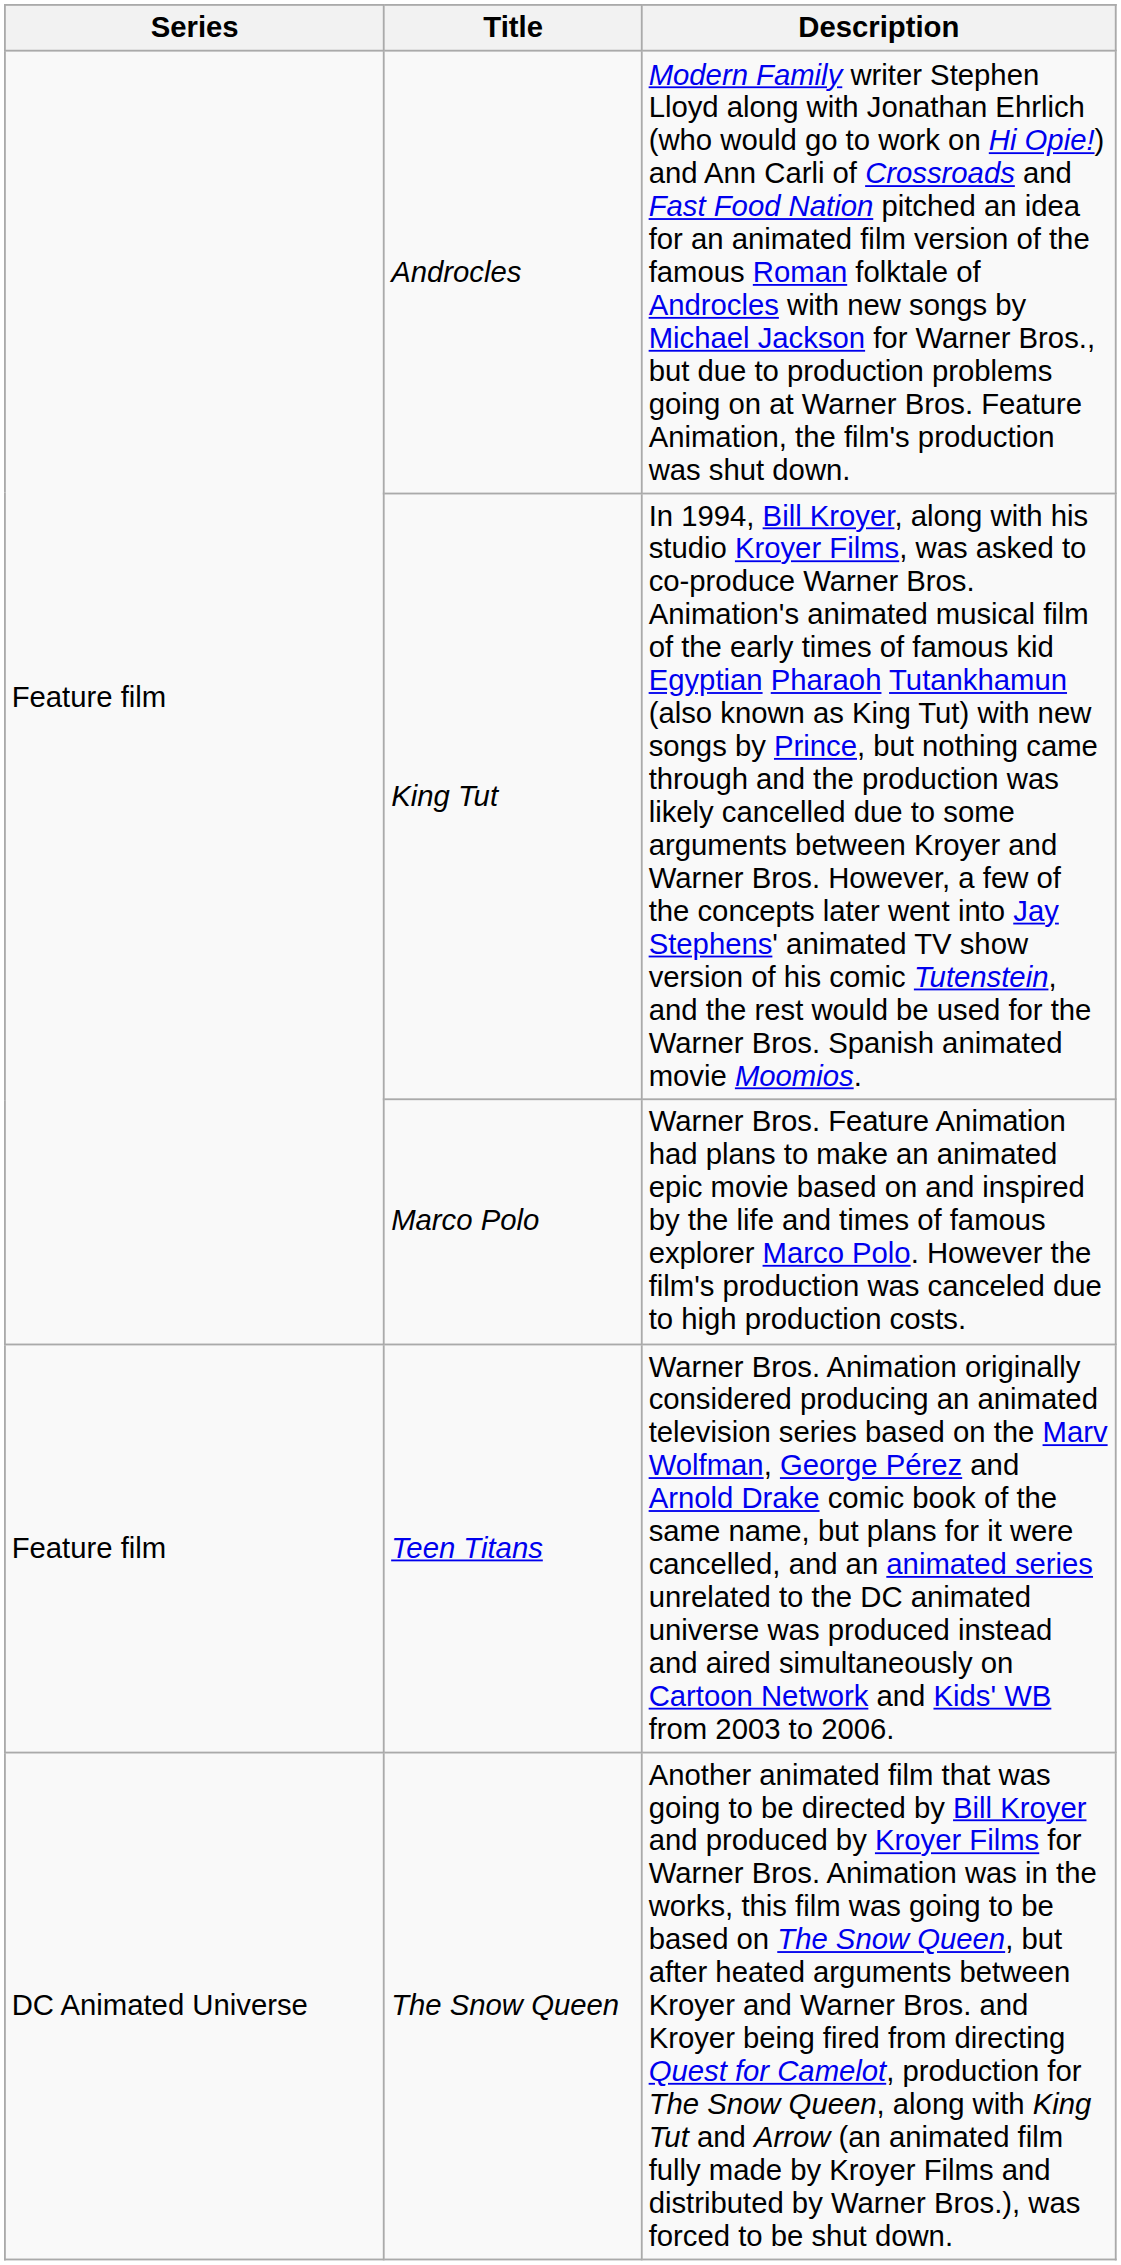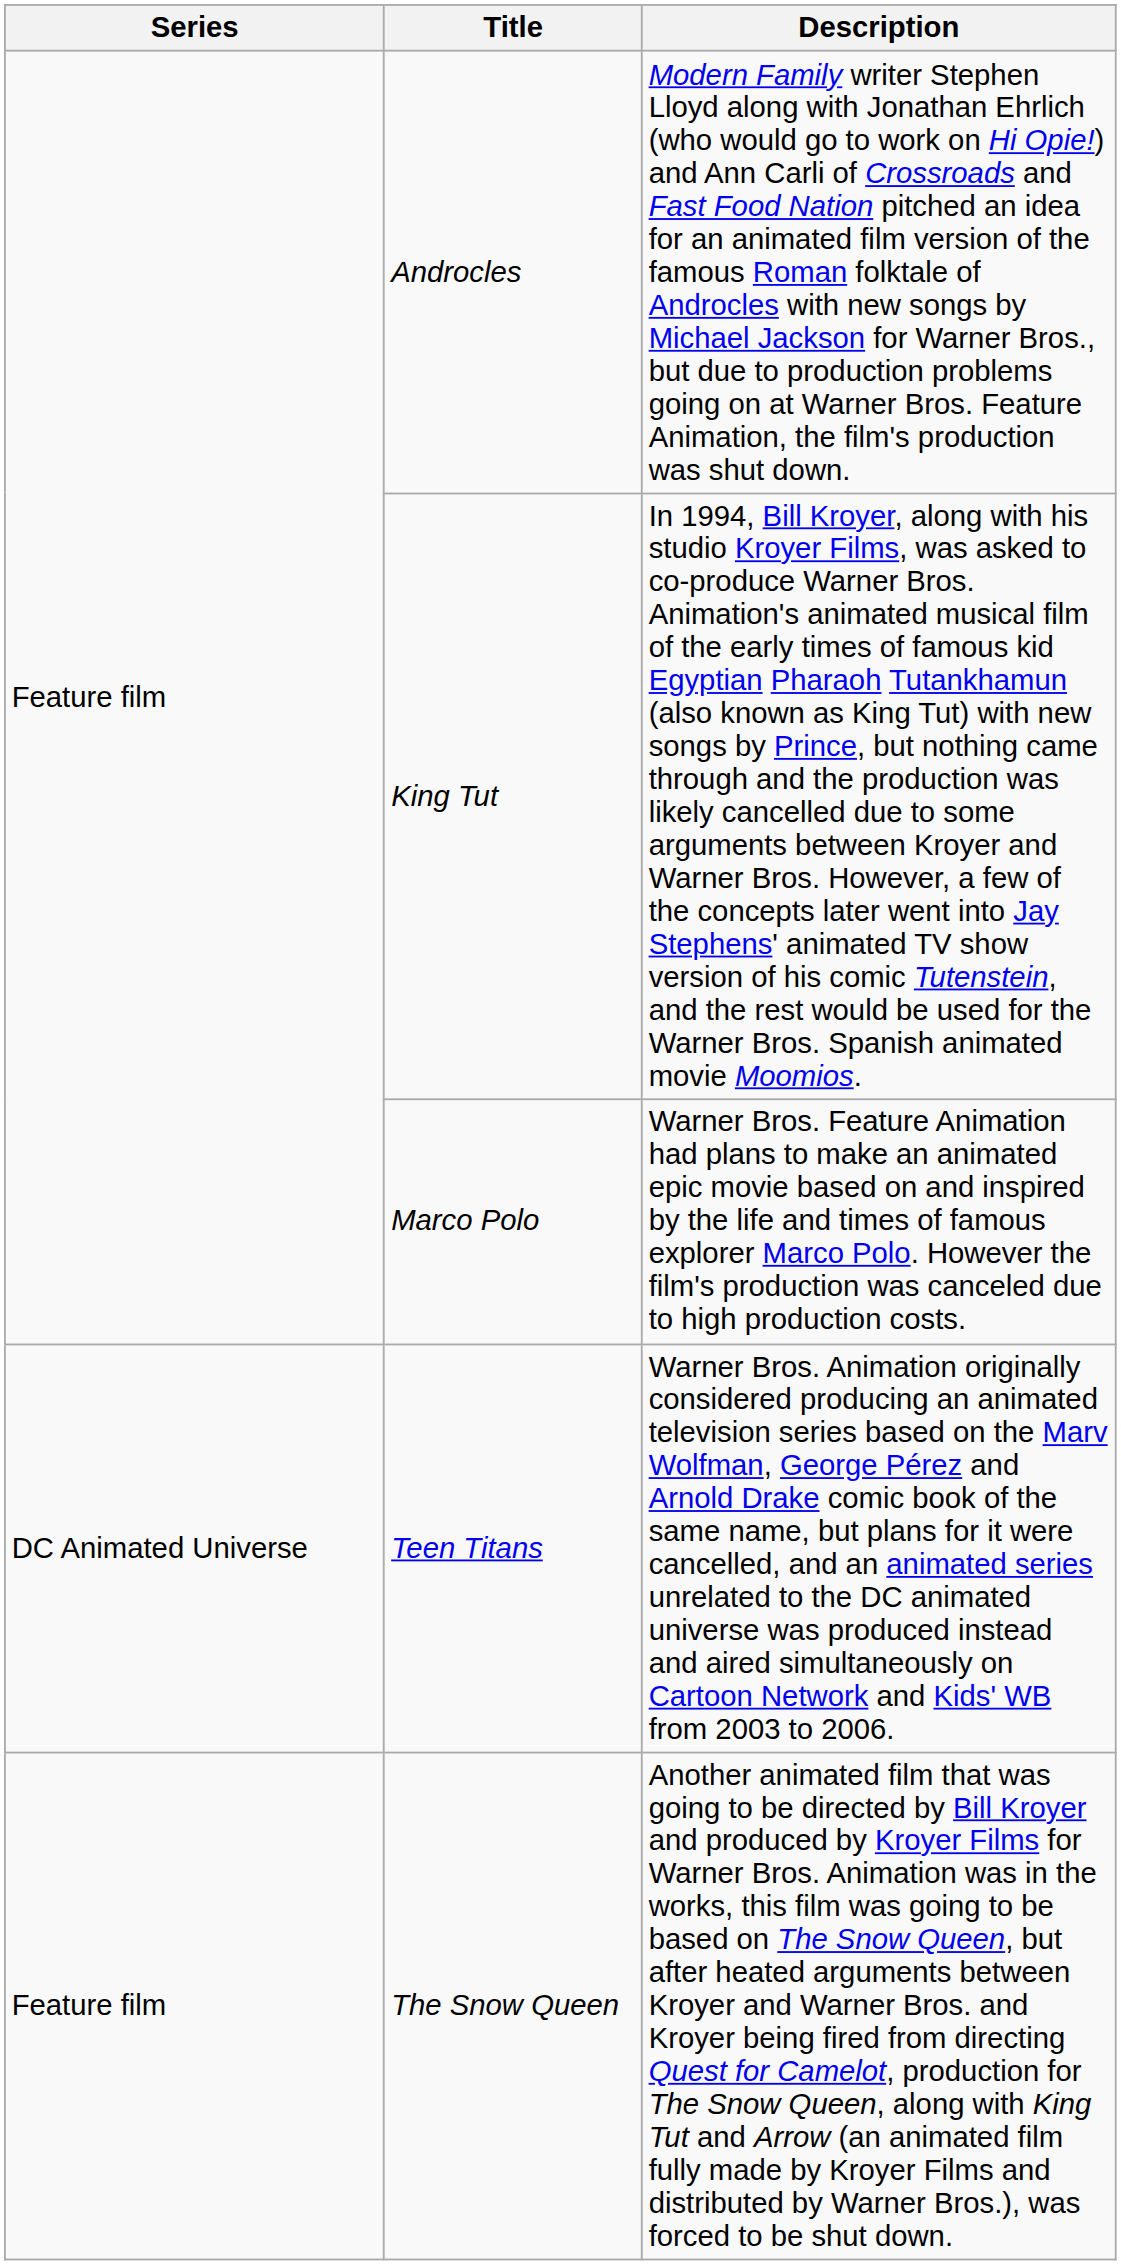(89, 1547) Feature film -> (160, 1547) DC Animated Universe
(160, 2005) DC Animated Universe -> (89, 2005) Feature film
